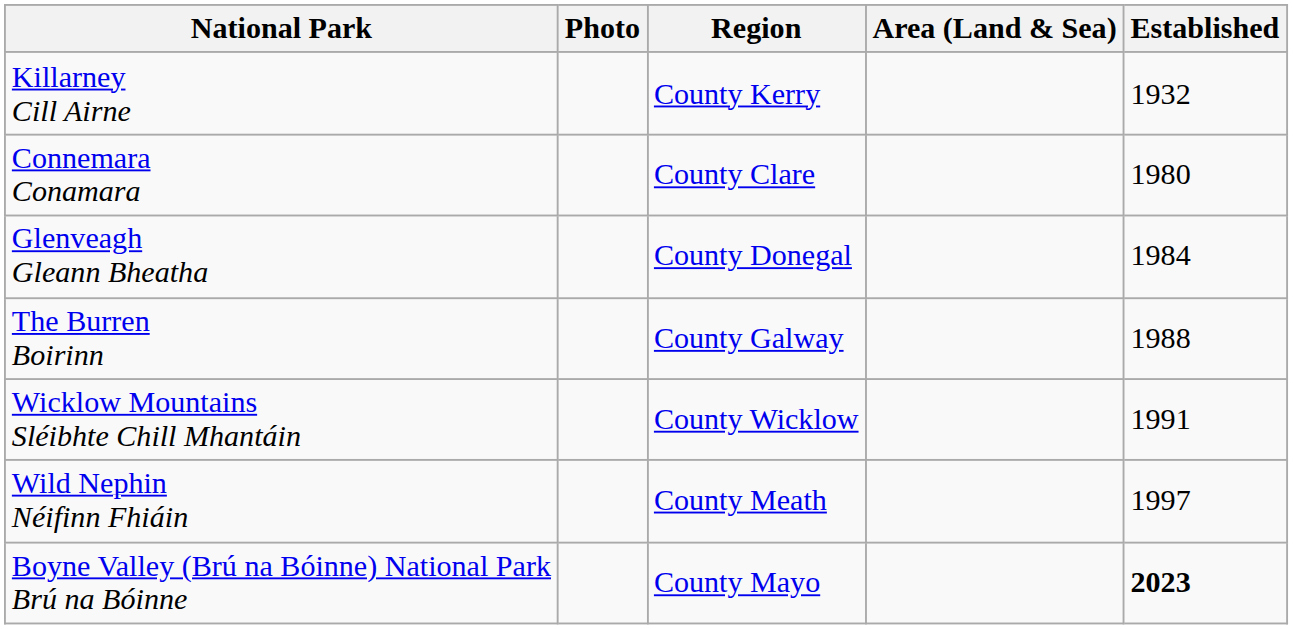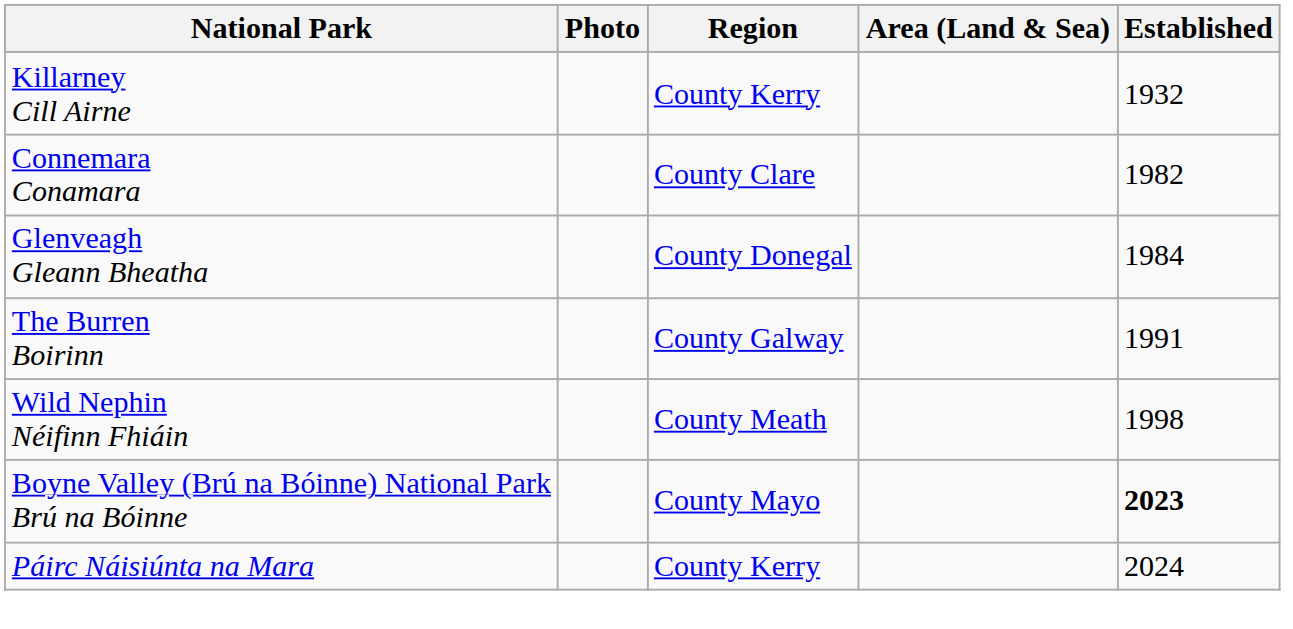(1161, 174) 1980 -> (1154, 174) 1982
(1161, 337) 1988 -> (1154, 337) 1991
- row: (156, 419)
(1161, 500) 1997 -> (1154, 419) 1998
+ row: (163, 565)
